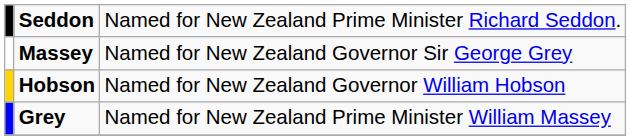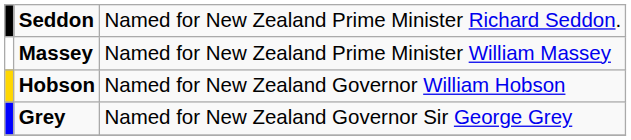(338, 53) Named for New Zealand Governor Sir George Grey -> (358, 53) Named for New Zealand Prime Minister William Massey
(358, 118) Named for New Zealand Prime Minister William Massey -> (338, 118) Named for New Zealand Governor Sir George Grey
